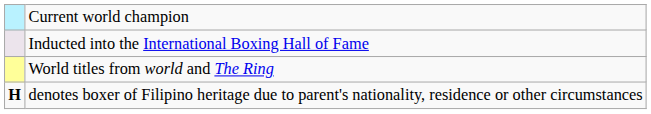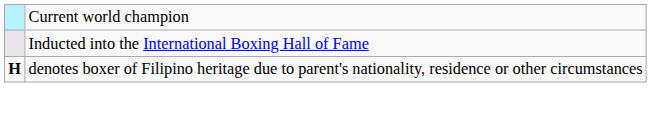- row: (151, 69)
